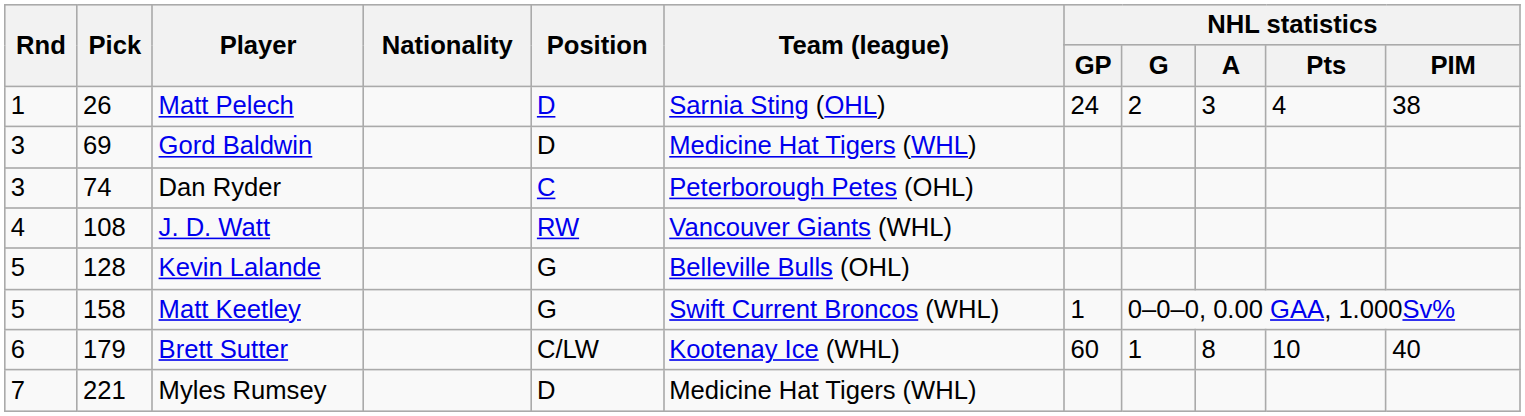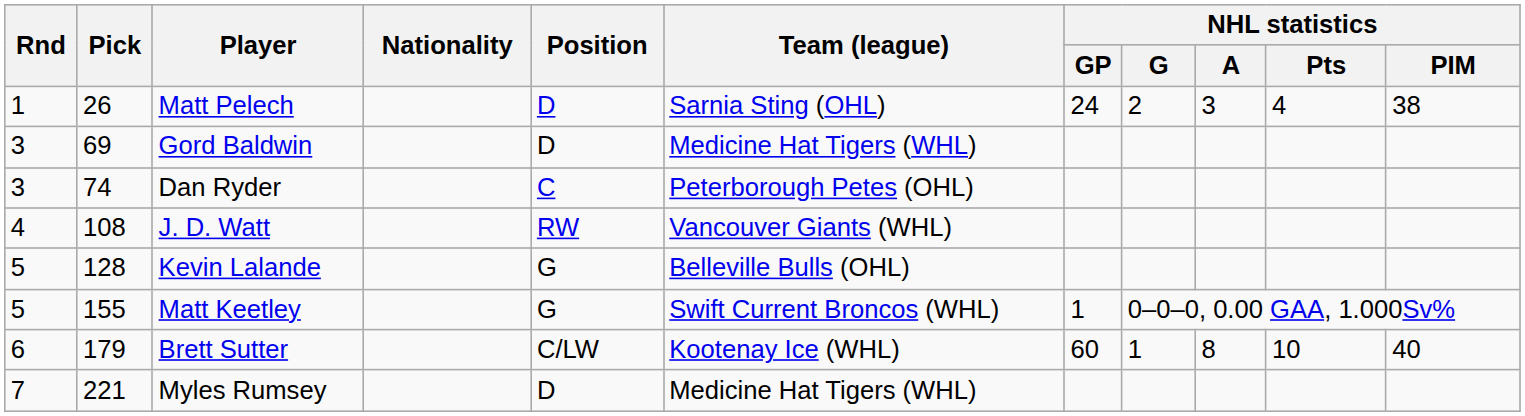(104, 308) 158 -> (104, 308) 155
